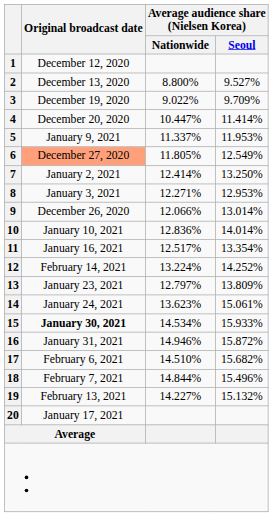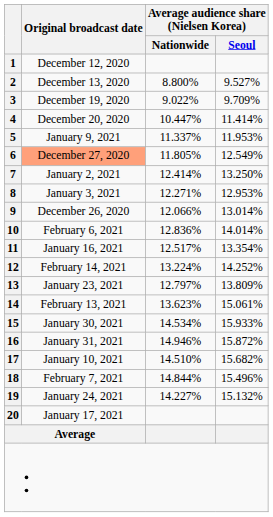(83, 230) January 10, 2021 -> (83, 230) February 6, 2021
(83, 304) January 24, 2021 -> (83, 304) February 13, 2021
(83, 322) bold -> (83, 322) normal
(83, 359) February 6, 2021 -> (83, 359) January 10, 2021
(83, 397) February 13, 2021 -> (83, 397) January 24, 2021
